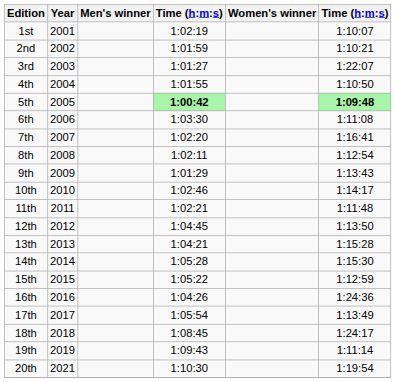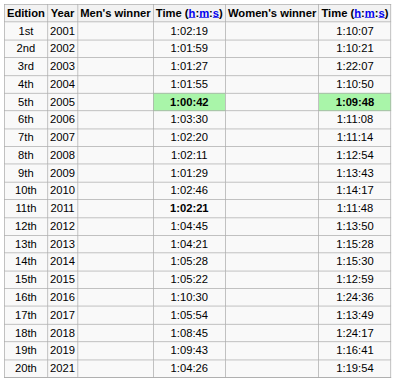(355, 137) 1:16:41 -> (355, 137) 1:11:14
(189, 208) normal -> (189, 208) bold
(189, 297) 1:04:26 -> (189, 297) 1:10:30
(355, 350) 1:11:14 -> (355, 350) 1:16:41
(189, 368) 1:10:30 -> (189, 368) 1:04:26
